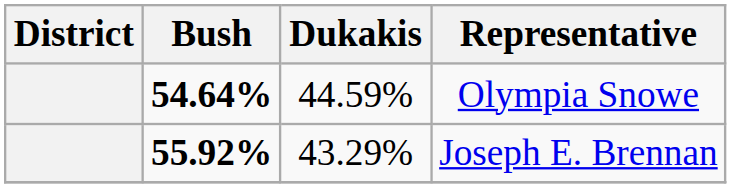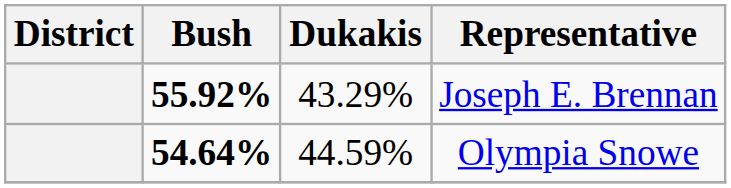rows swapped: (578, 152) <-> (578, 93)
